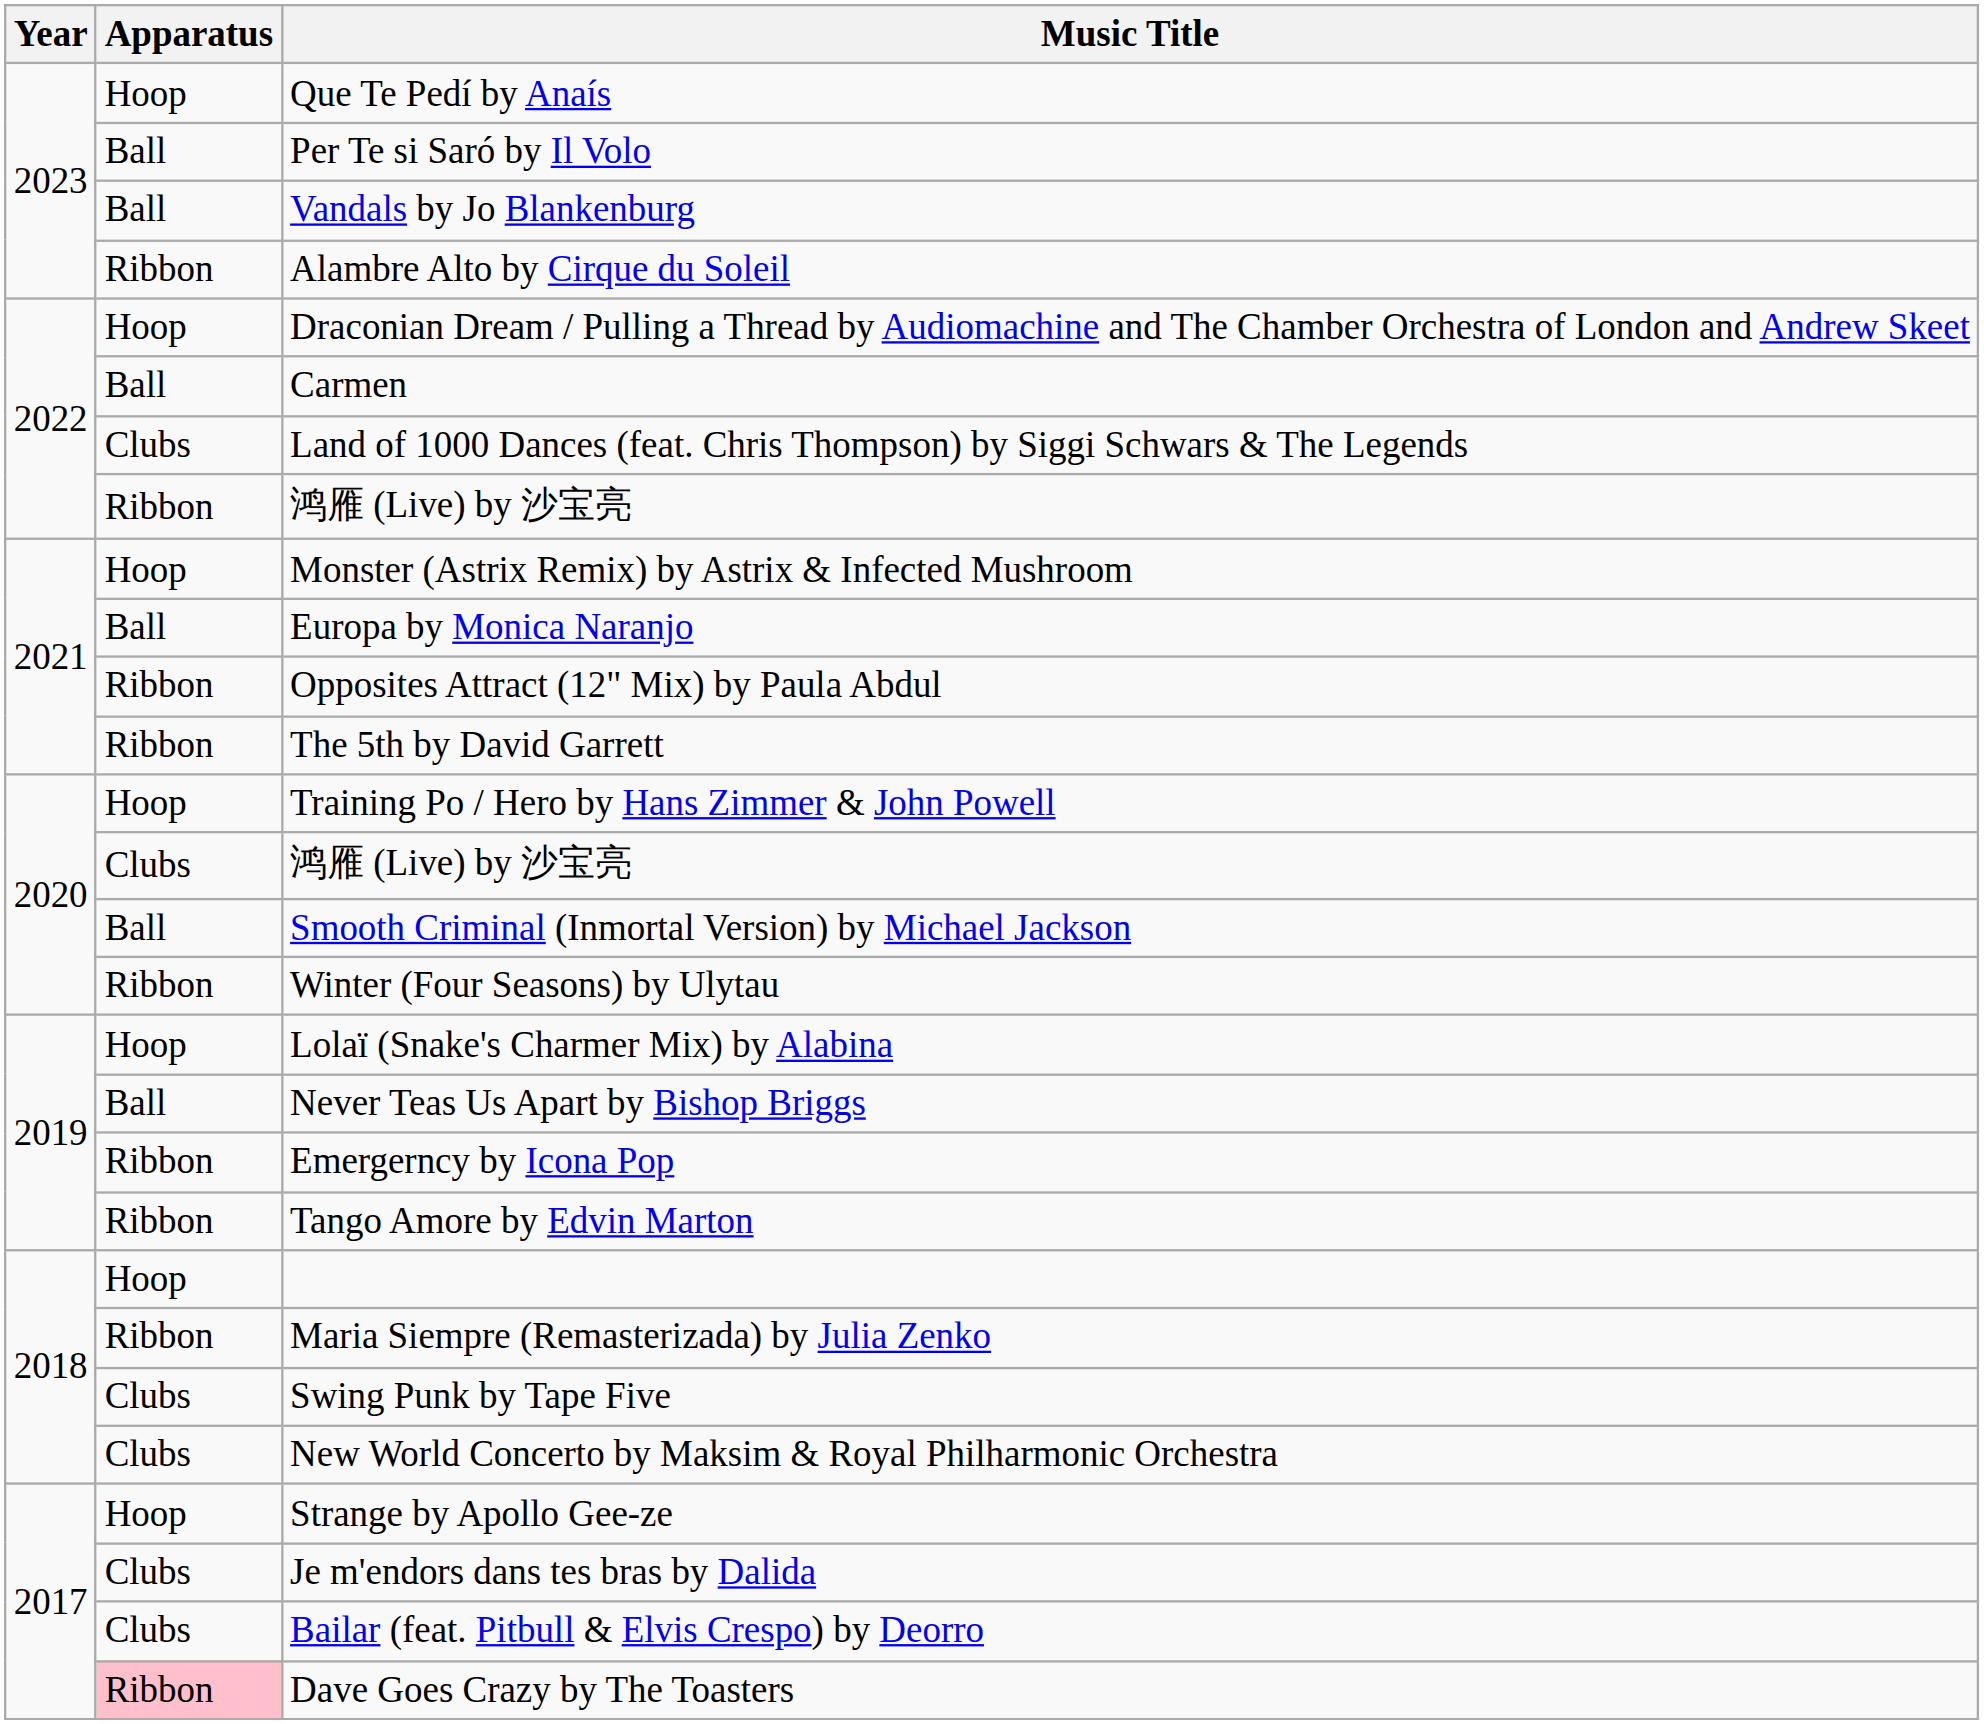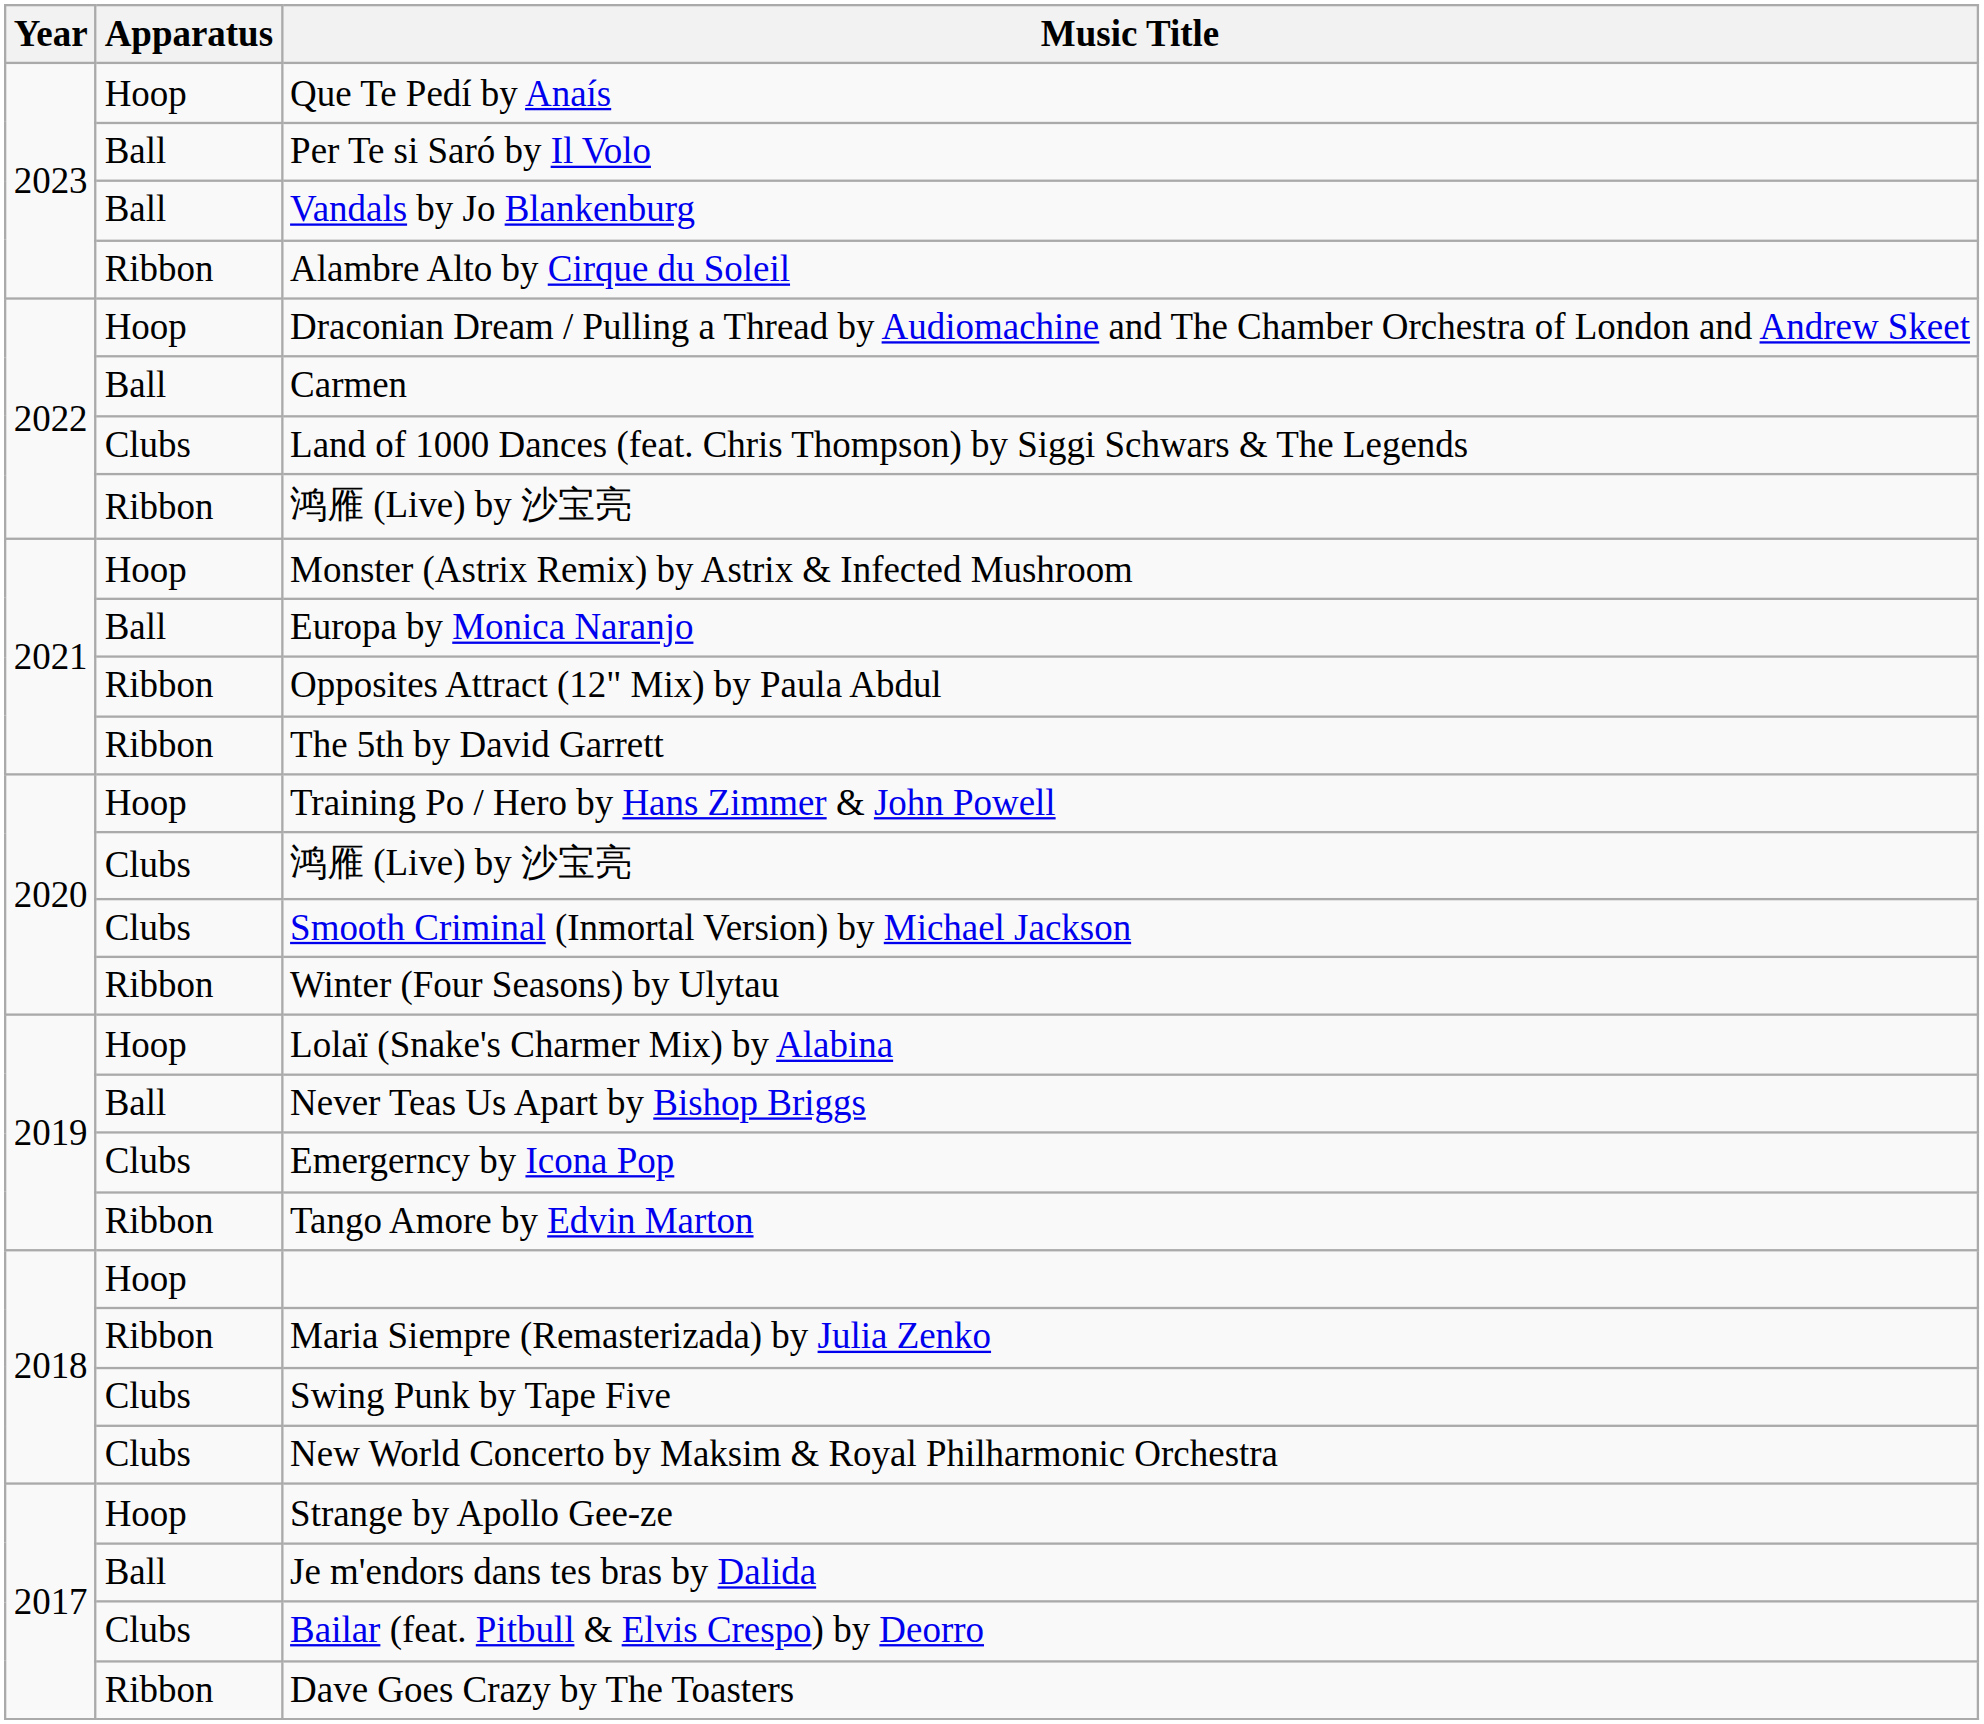(135, 926) Ball -> (148, 926) Clubs
(159, 1161) Ribbon -> (148, 1161) Clubs
(148, 1571) Clubs -> (135, 1571) Ball
(159, 1688) pink background -> (159, 1688) no background
